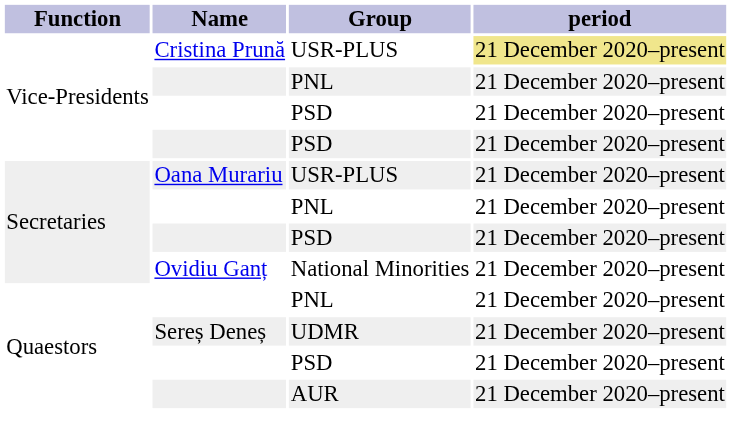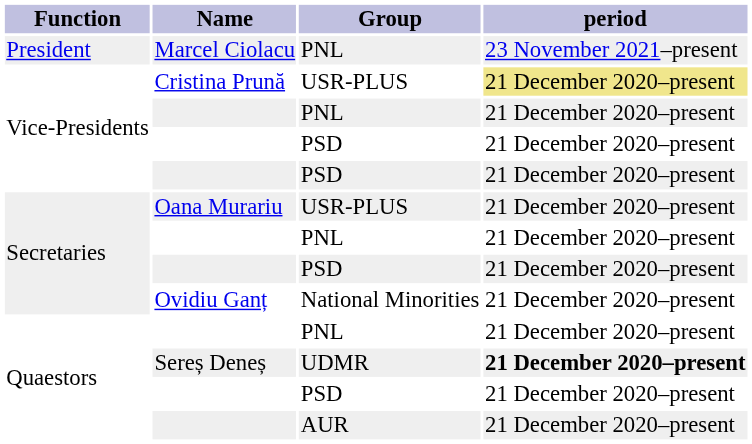+ row: (225, 50)
(600, 331) normal -> (615, 362) bold
